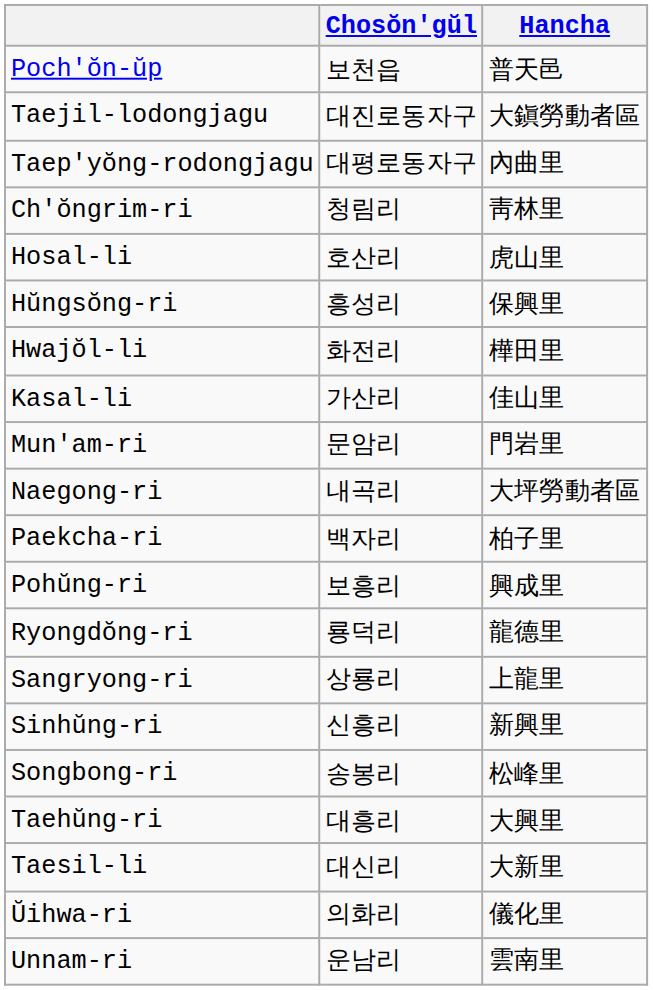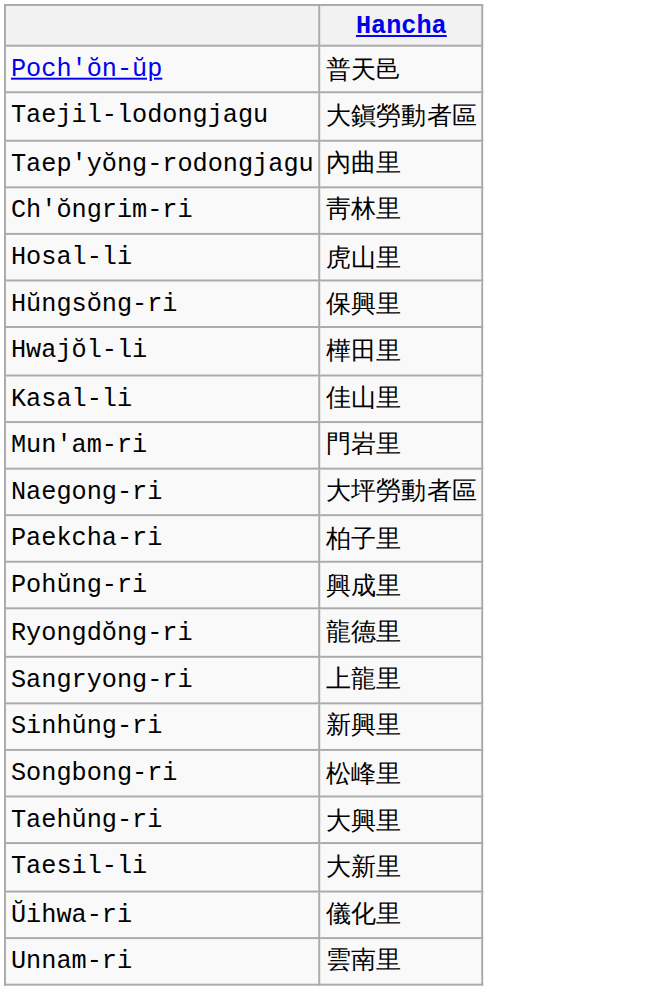- column: (401, 26)
